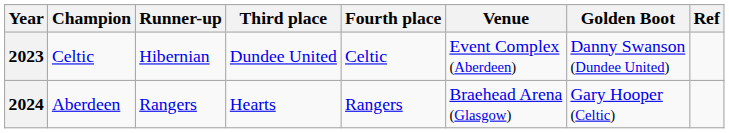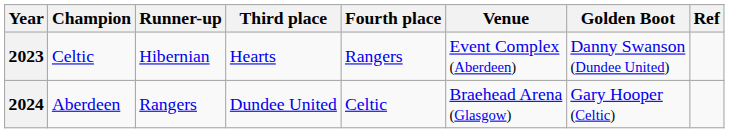(283, 56) Dundee United -> (253, 56) Hearts
(366, 56) Celtic -> (374, 56) Rangers
(253, 103) Hearts -> (283, 103) Dundee United
(374, 103) Rangers -> (366, 103) Celtic
